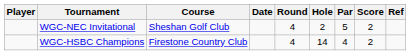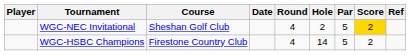(370, 27) no background -> (370, 27) gold background
(345, 42) 4 -> (345, 42) 5
